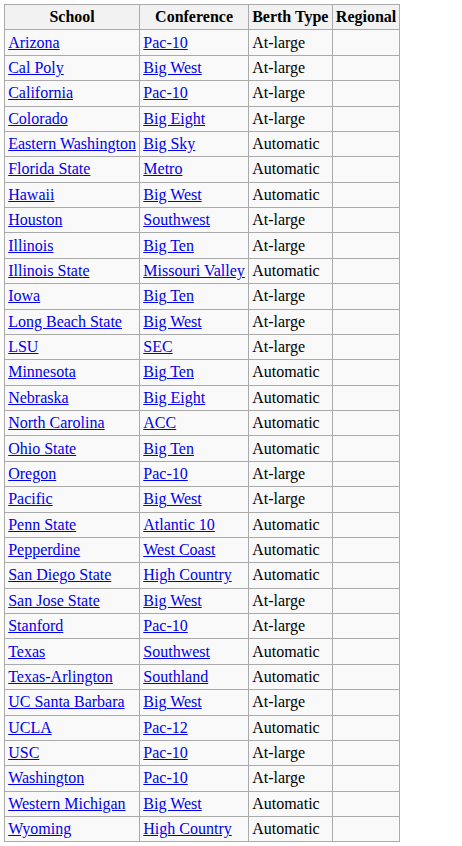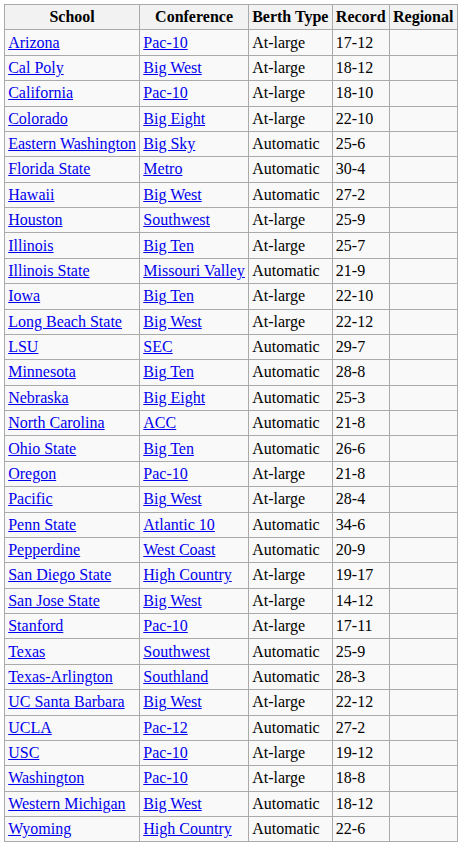+ column: (361, 17)
(279, 347) At-large -> (286, 347) Automatic
(286, 575) Automatic -> (279, 575) At-large
